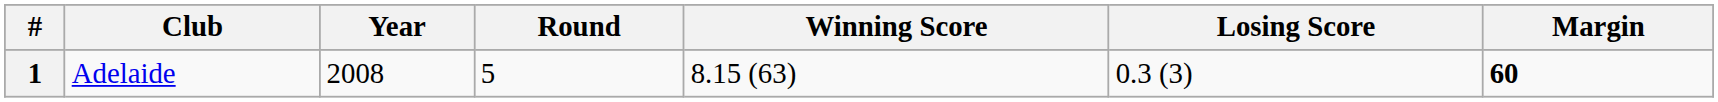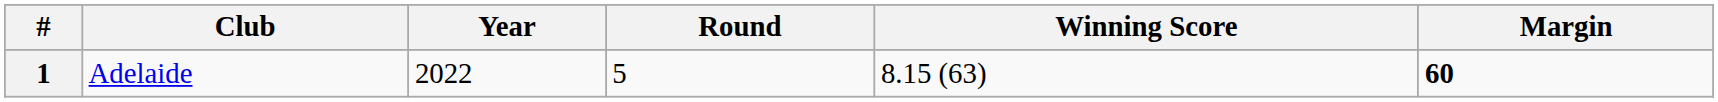- column: (1296, 27)
(355, 73) 2008 -> (444, 73) 2022
